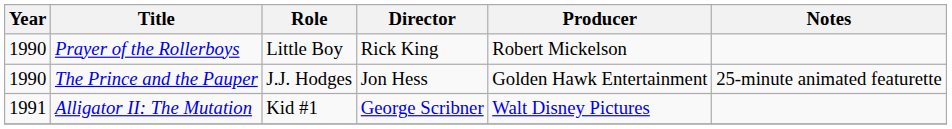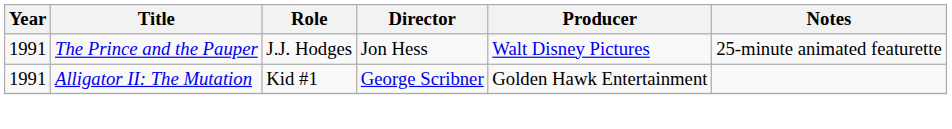- row: (147, 49)
(28, 78) 1990 -> (28, 49) 1991
(600, 78) Golden Hawk Entertainment -> (571, 49) Walt Disney Pictures
(571, 108) Walt Disney Pictures -> (600, 78) Golden Hawk Entertainment
